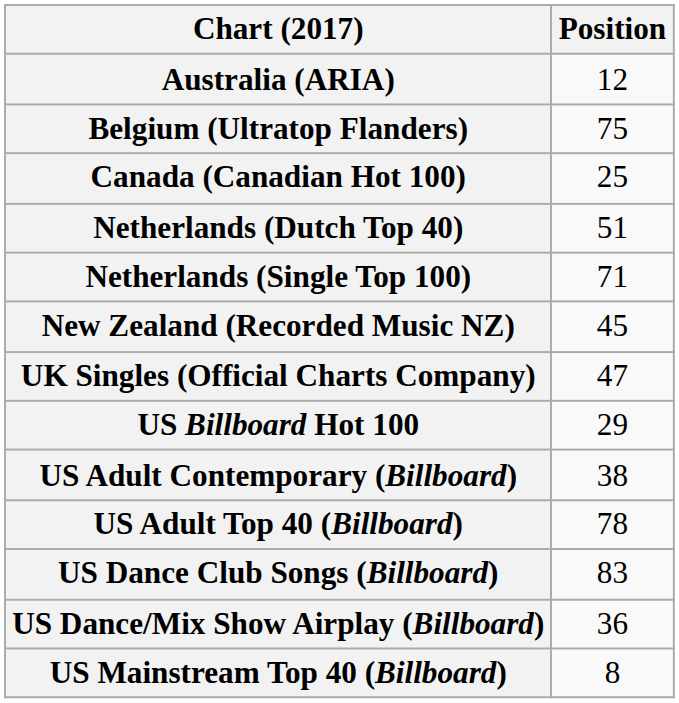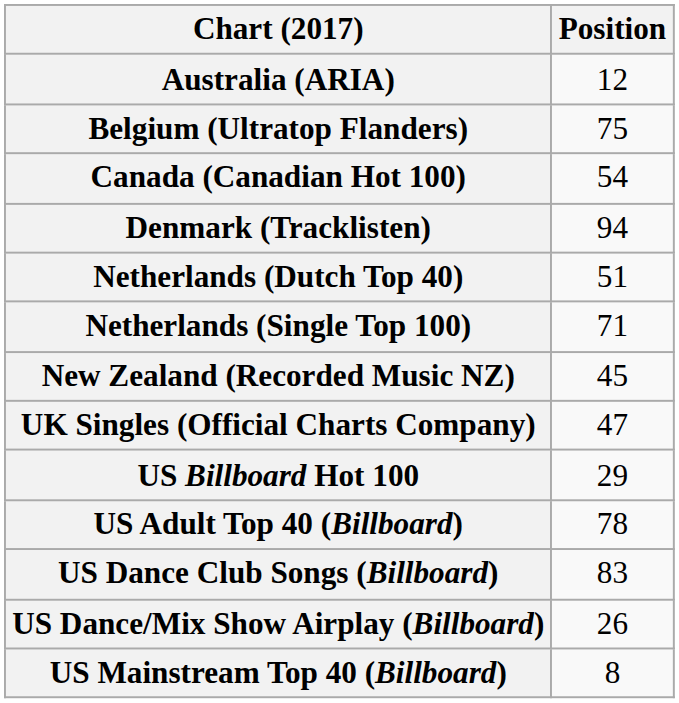(612, 177) 25 -> (612, 177) 54
+ row: (278, 227)
- row: (278, 474)
(612, 623) 36 -> (612, 623) 26
